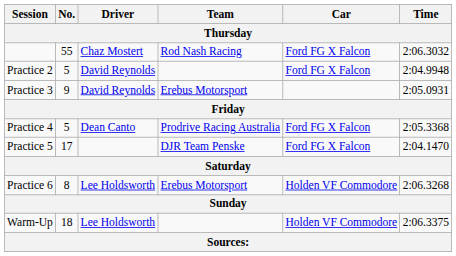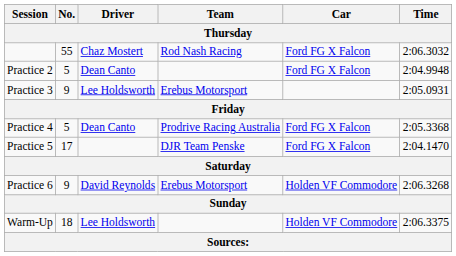(118, 71) David Reynolds -> (108, 71) Dean Canto
(118, 90) David Reynolds -> (118, 90) Lee Holdsworth
(67, 185) 8 -> (67, 185) 9
(118, 185) Lee Holdsworth -> (118, 185) David Reynolds
